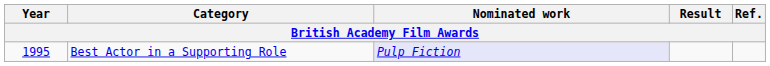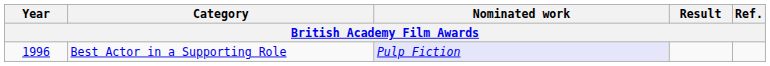(36, 52) 1995 -> (36, 52) 1996
